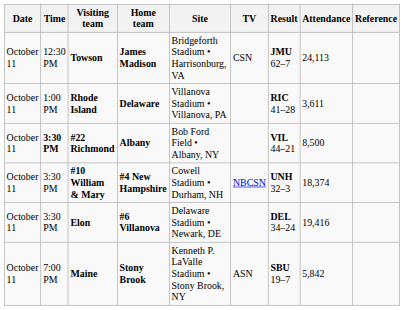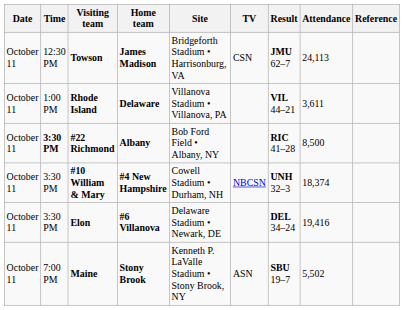(283, 103) RIC 41–28 -> (283, 103) VIL 44–21
(283, 143) VIL 44–21 -> (283, 143) RIC 41–28
(313, 274) 5,842 -> (313, 274) 5,502
